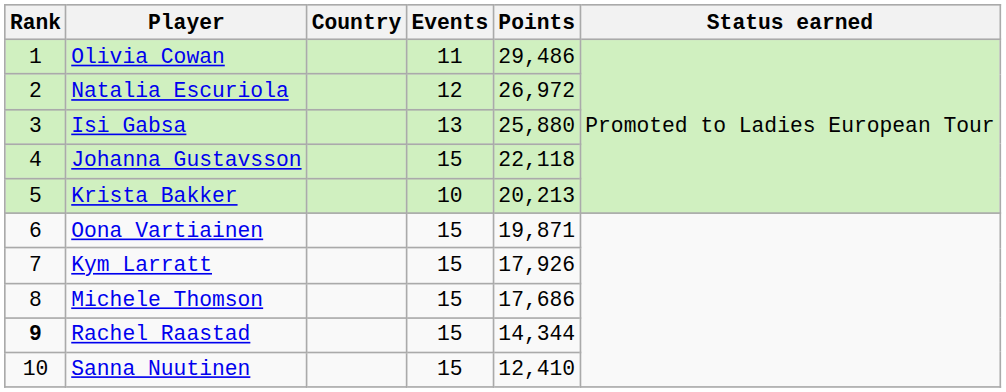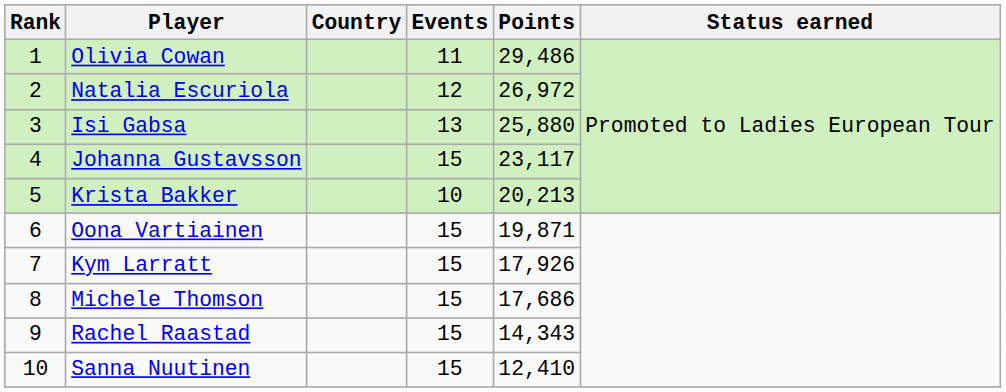(537, 161) 22,118 -> (537, 161) 23,117
(35, 335) bold -> (35, 335) normal
(537, 335) 14,344 -> (537, 335) 14,343
